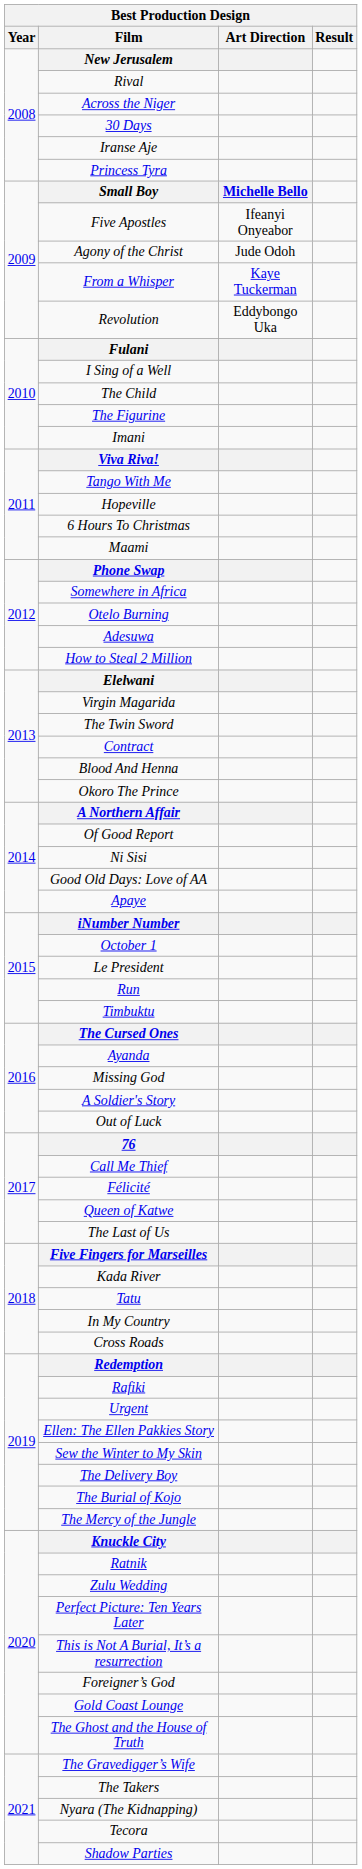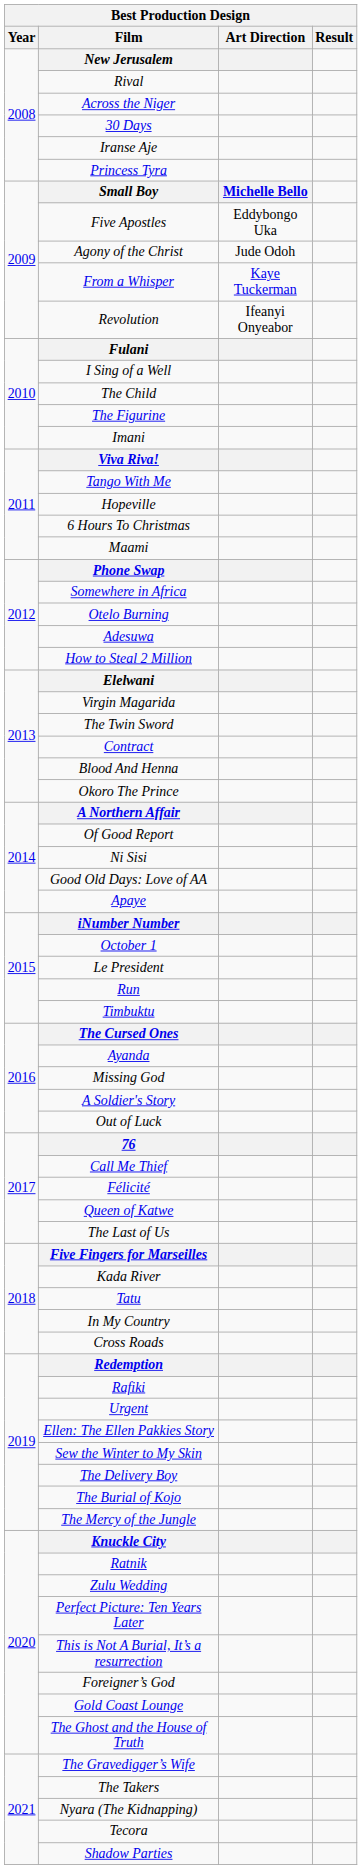(265, 222) Ifeanyi Onyeabor -> (265, 222) Eddybongo Uka
(265, 319) Eddybongo Uka -> (265, 319) Ifeanyi Onyeabor
